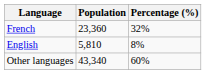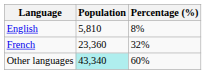rows swapped: (21, 28) <-> (22, 45)
(92, 61) no background -> (92, 61) paleturquoise background
